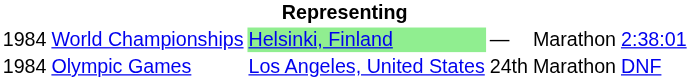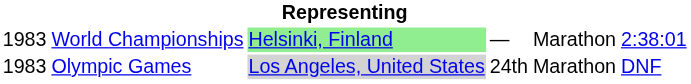(25, 39) 1984 -> (25, 39) 1983
(25, 66) 1984 -> (25, 66) 1983
(367, 66) no background -> (367, 66) lightgrey background
